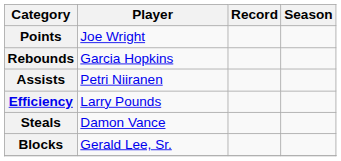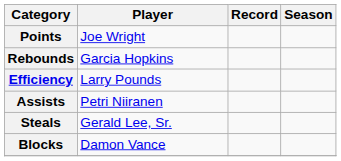rows swapped: (41, 79) <-> (41, 101)
(123, 123) Damon Vance -> (126, 123) Gerald Lee, Sr.
(126, 144) Gerald Lee, Sr. -> (123, 144) Damon Vance
